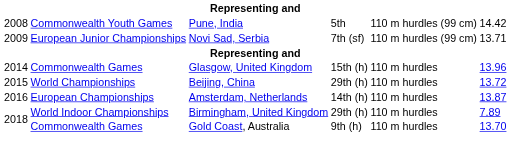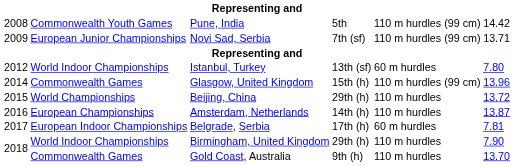+ row: (228, 68)
(404, 68) 110 m hurdles -> (427, 82) 110 m hurdles (99 cm)
+ row: (230, 127)
(490, 112) 7.89 -> (494, 141) 7.90
